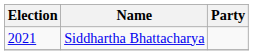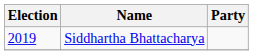(22, 38) 2021 -> (22, 38) 2019
